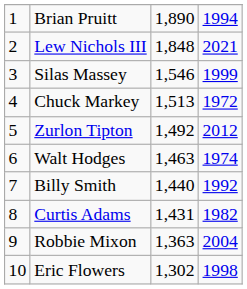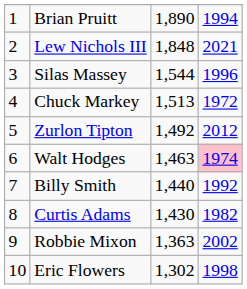(175, 74) 1,546 -> (175, 74) 1,544
(220, 74) 1999 -> (220, 74) 1996
(220, 158) no background -> (220, 158) pink background
(175, 213) 1,431 -> (175, 213) 1,430
(220, 241) 2004 -> (220, 241) 2002
